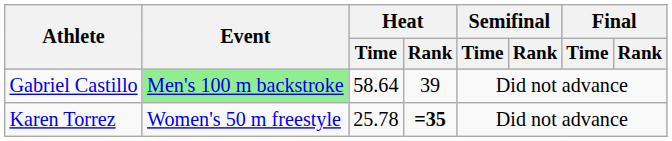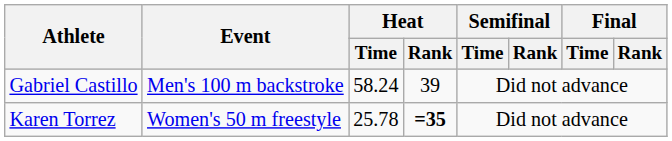(245, 86) lightgreen background -> (245, 86) no background
(376, 86) 58.64 -> (376, 86) 58.24
